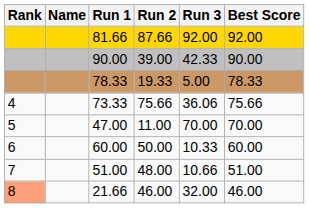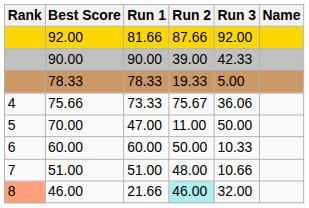columns swapped: (67, 15) <-> (264, 15)
(155, 103) 75.66 -> (190, 103) 75.67
(200, 125) 70.00 -> (235, 125) 50.00
(155, 192) no background -> (190, 192) paleturquoise background
